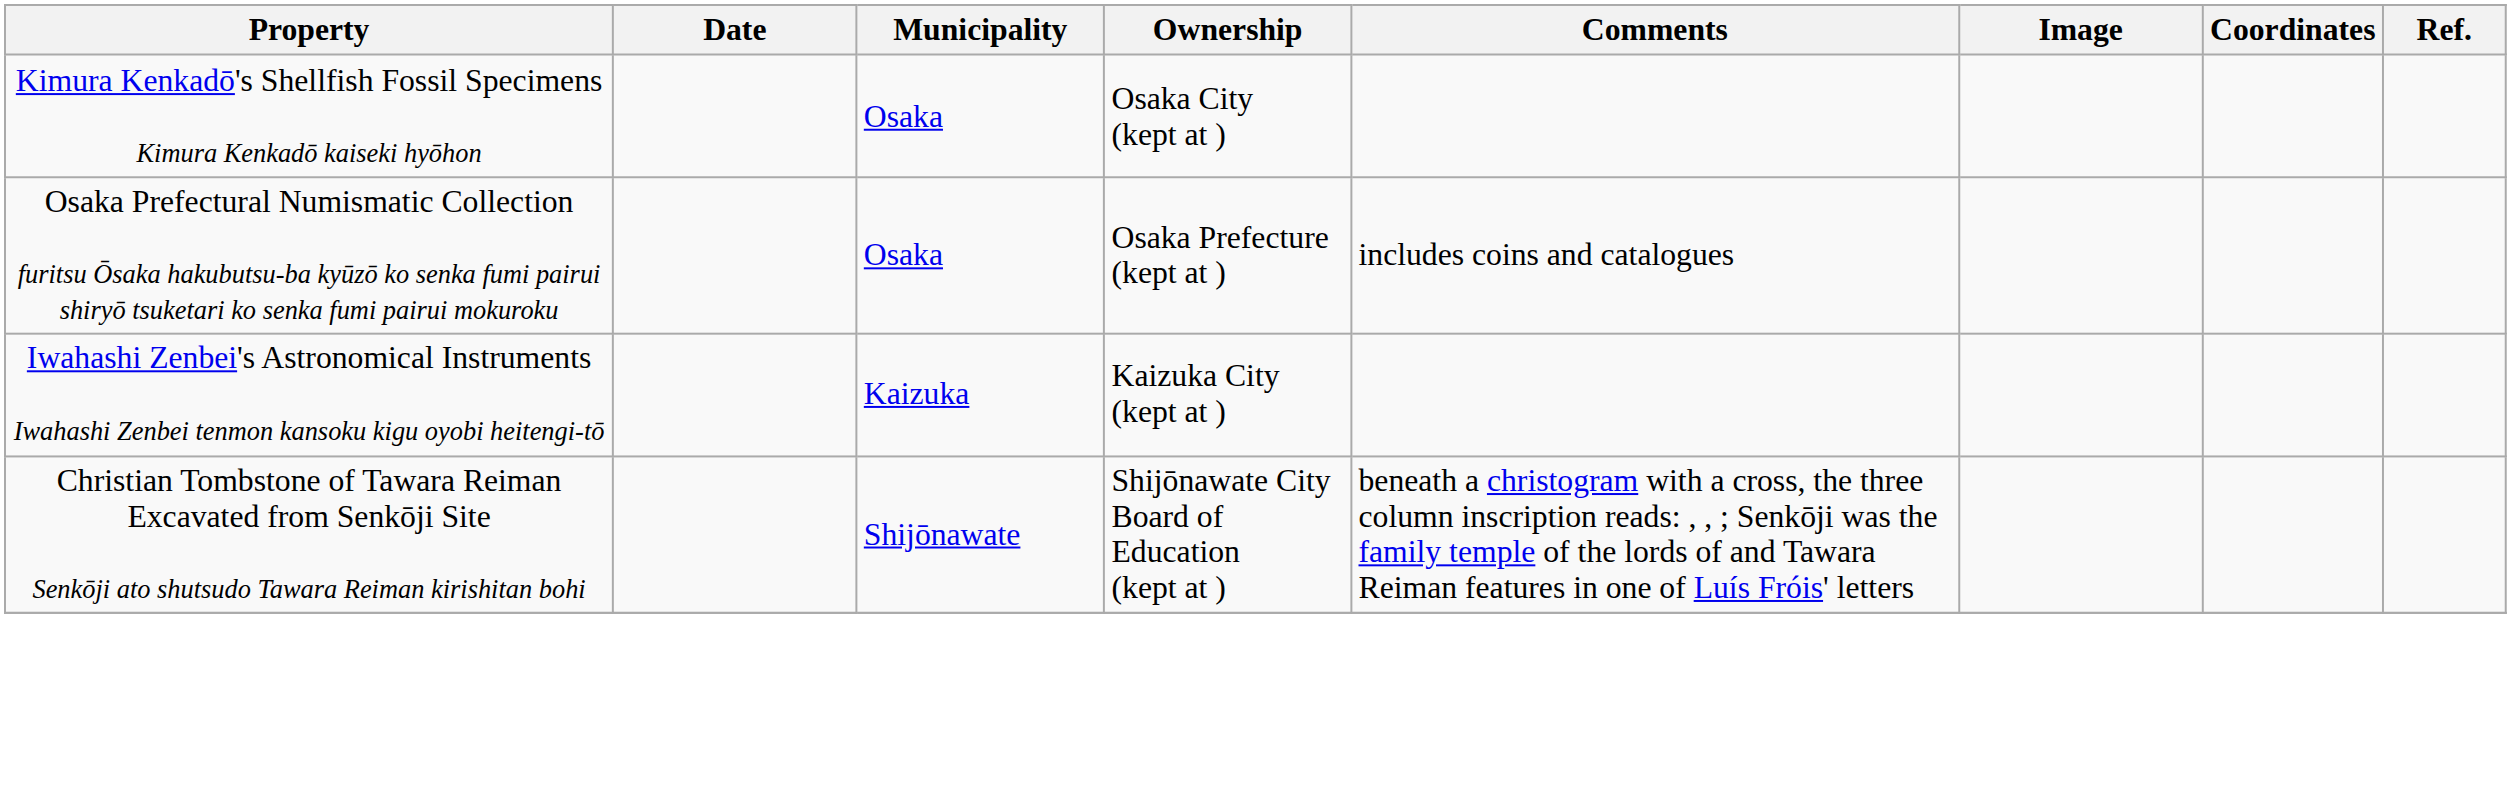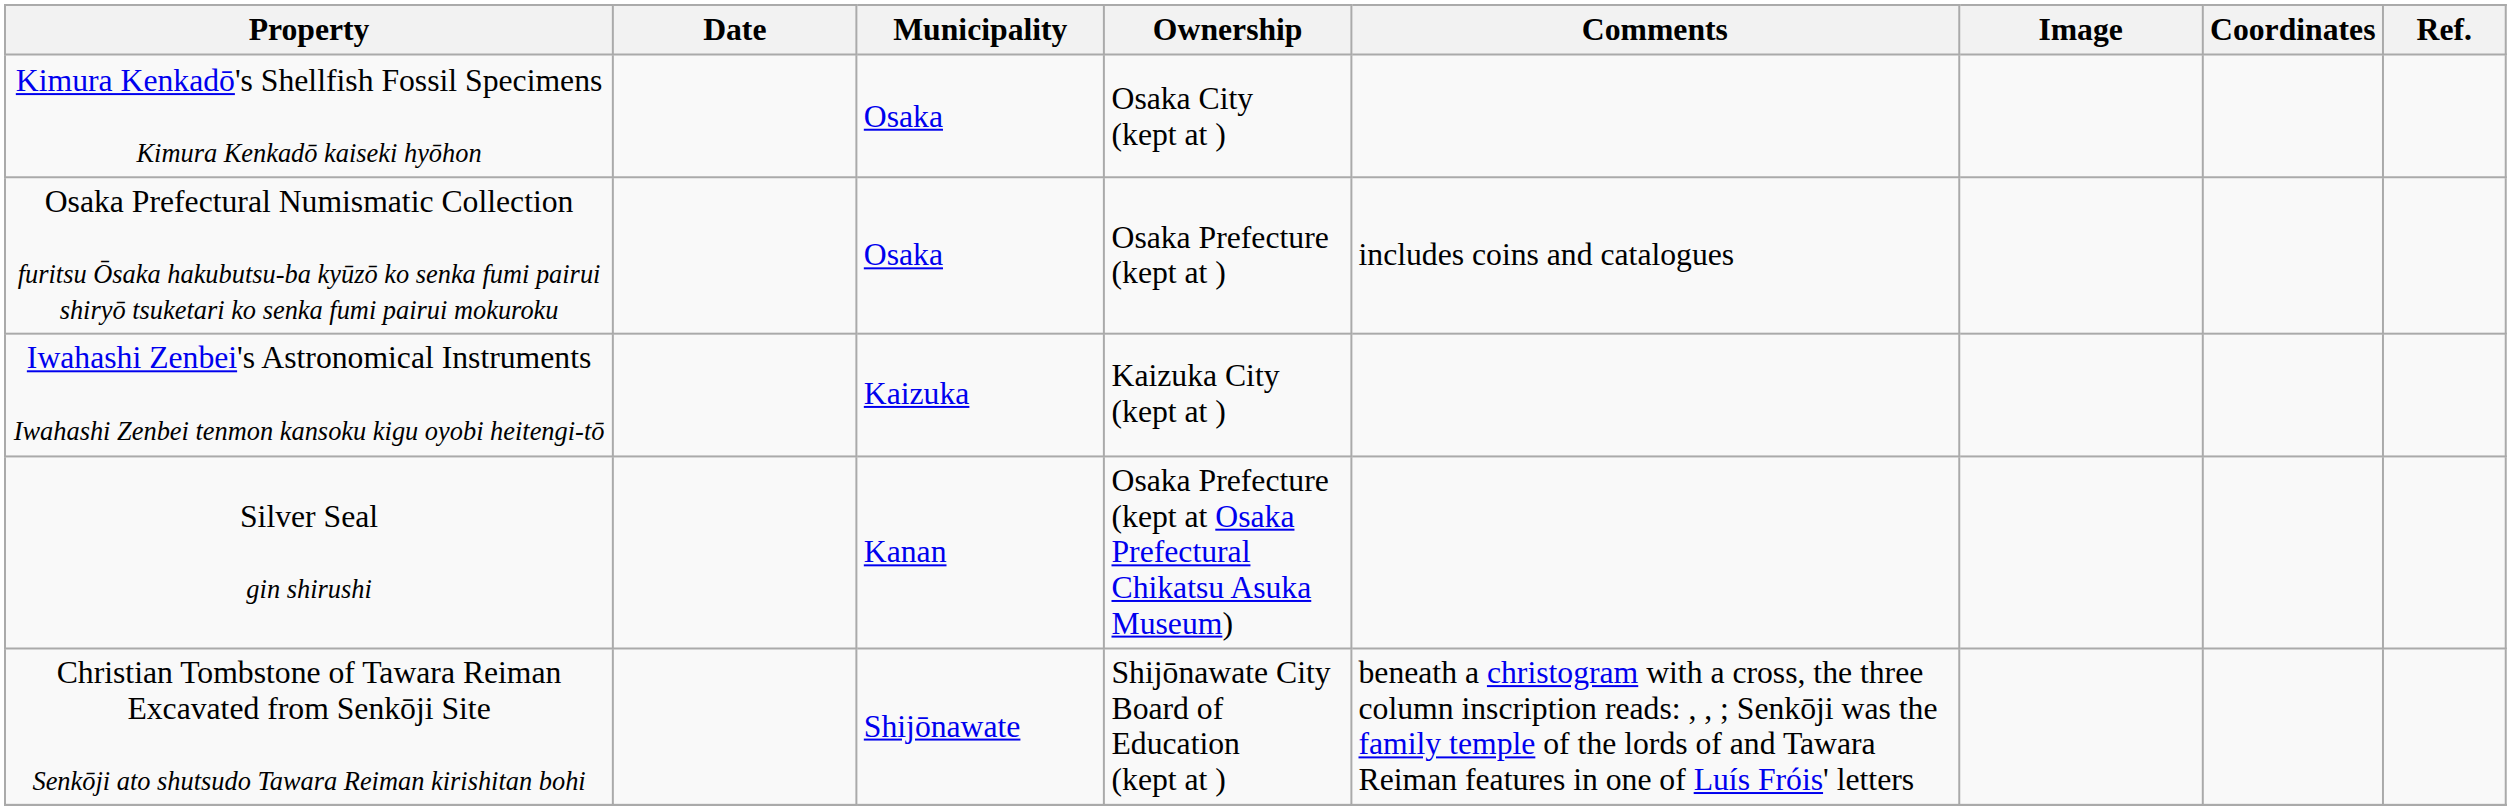+ row: (309, 551)
